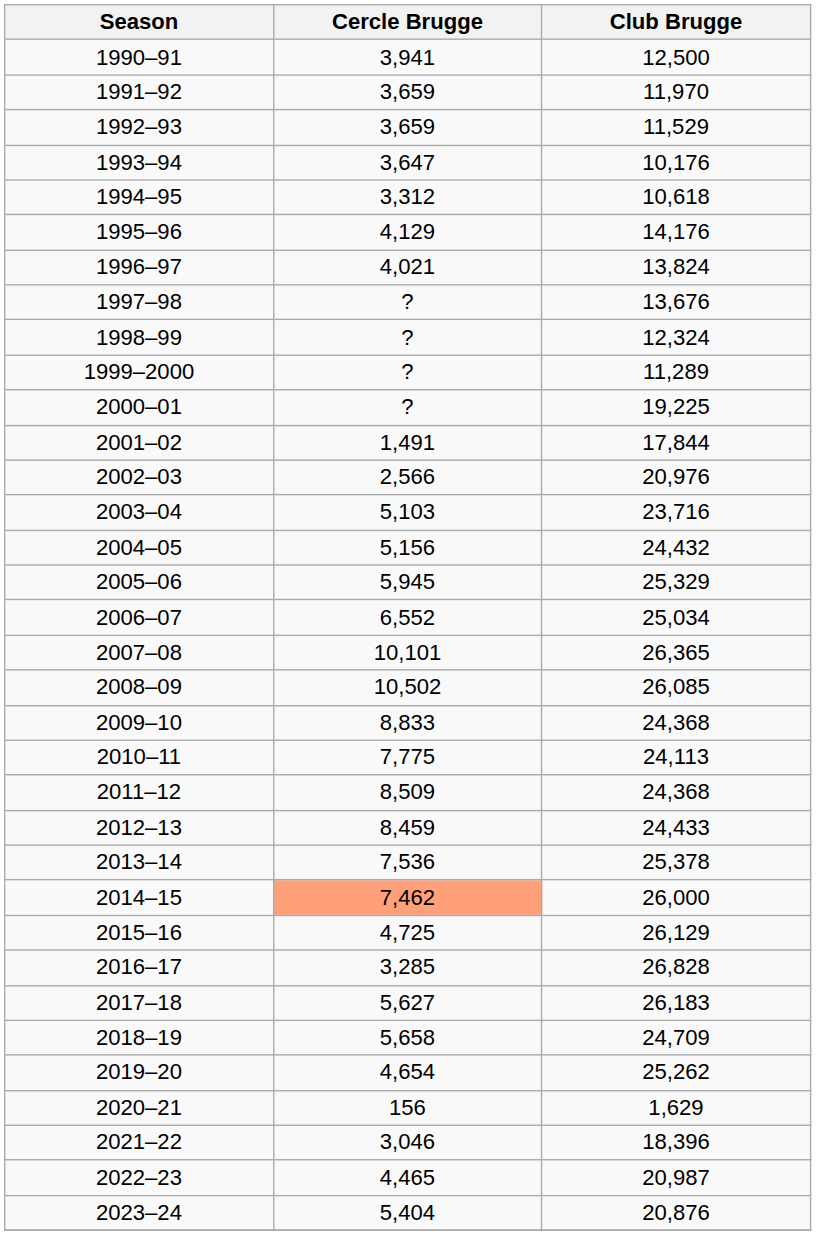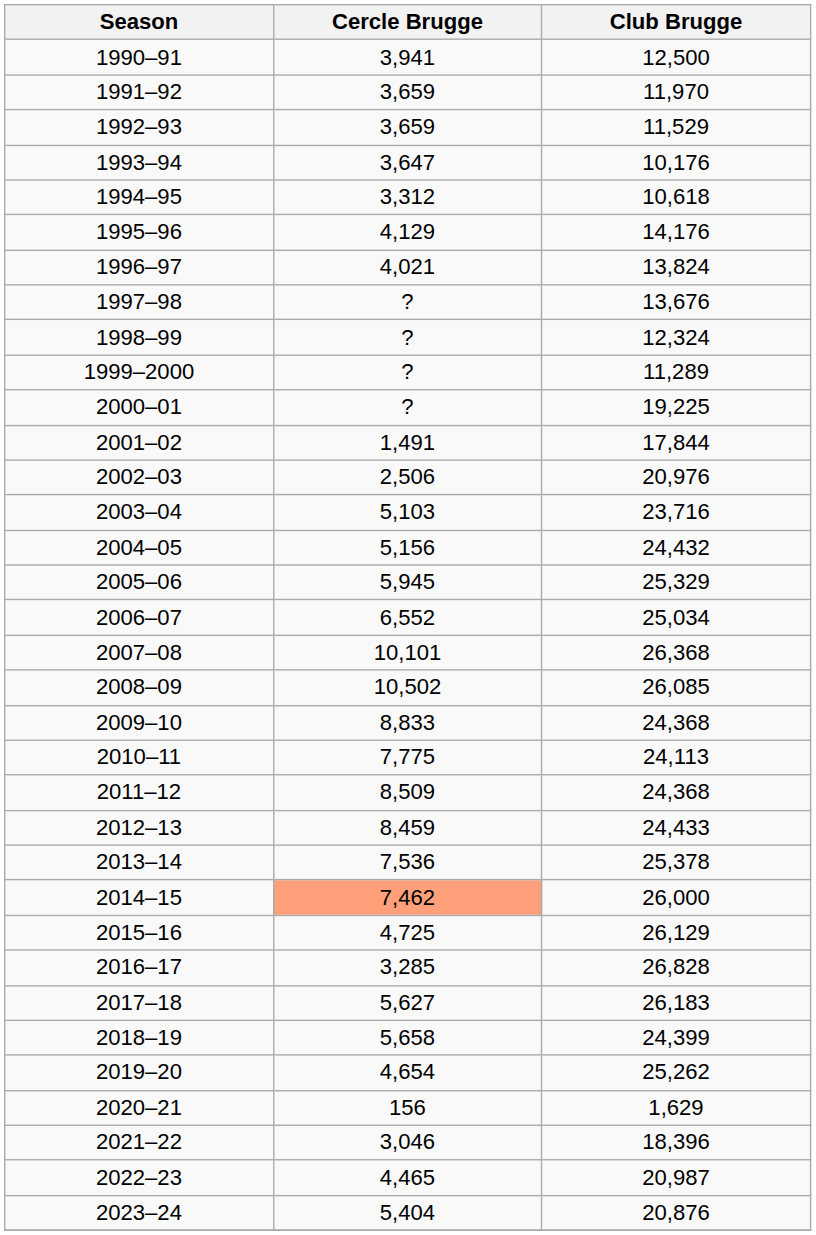(407, 477) 2,566 -> (407, 477) 2,506
(676, 652) 26,365 -> (676, 652) 26,368
(676, 1037) 24,709 -> (676, 1037) 24,399
